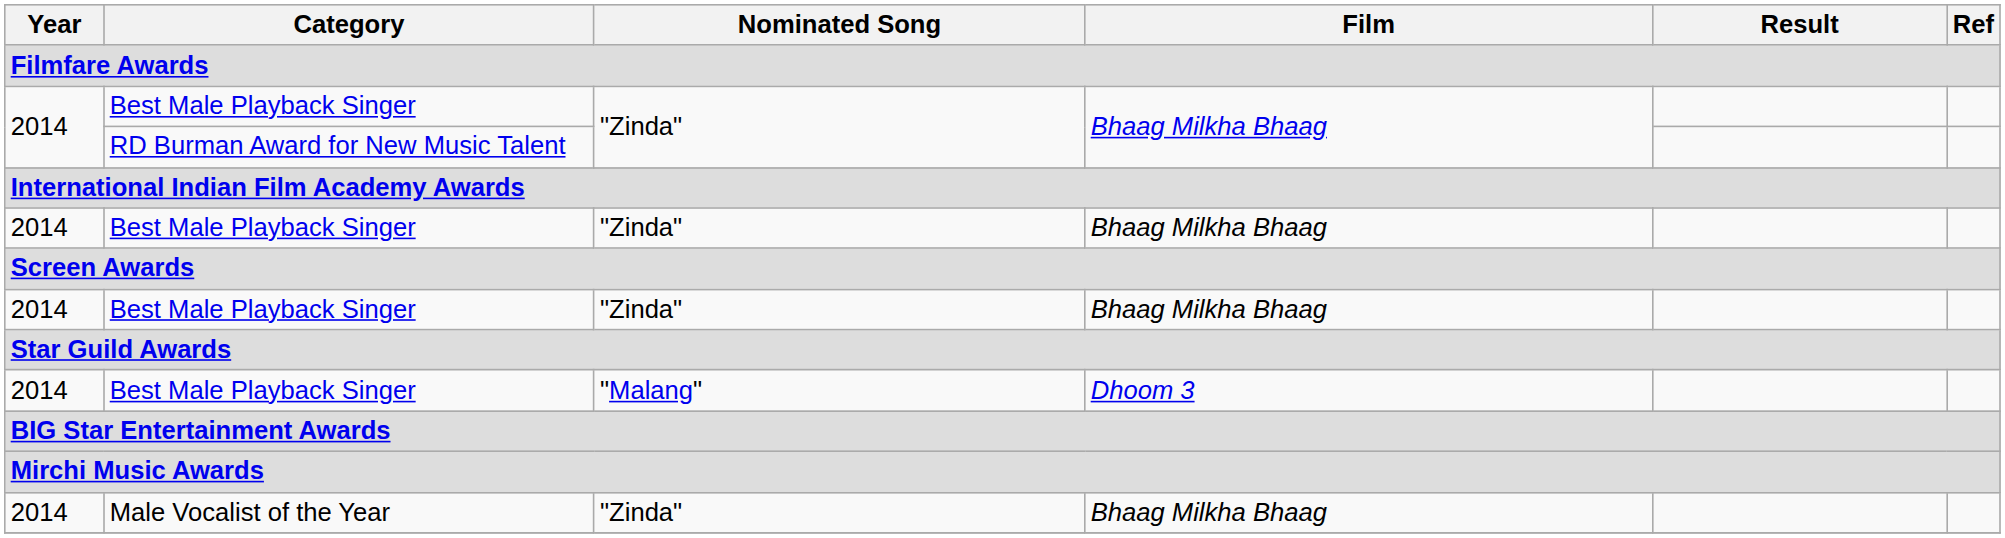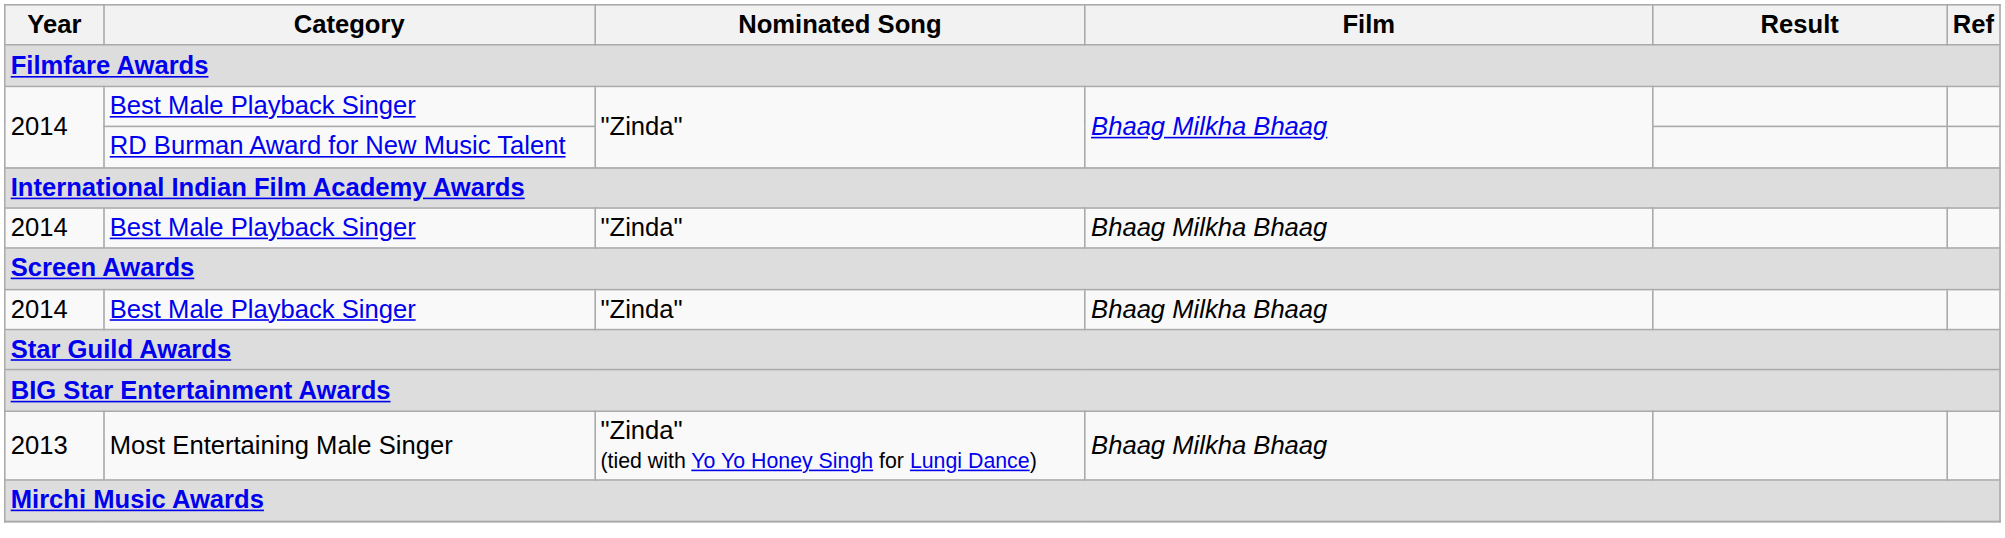- row: (263, 390)
+ row: (281, 445)
- row: (250, 512)
